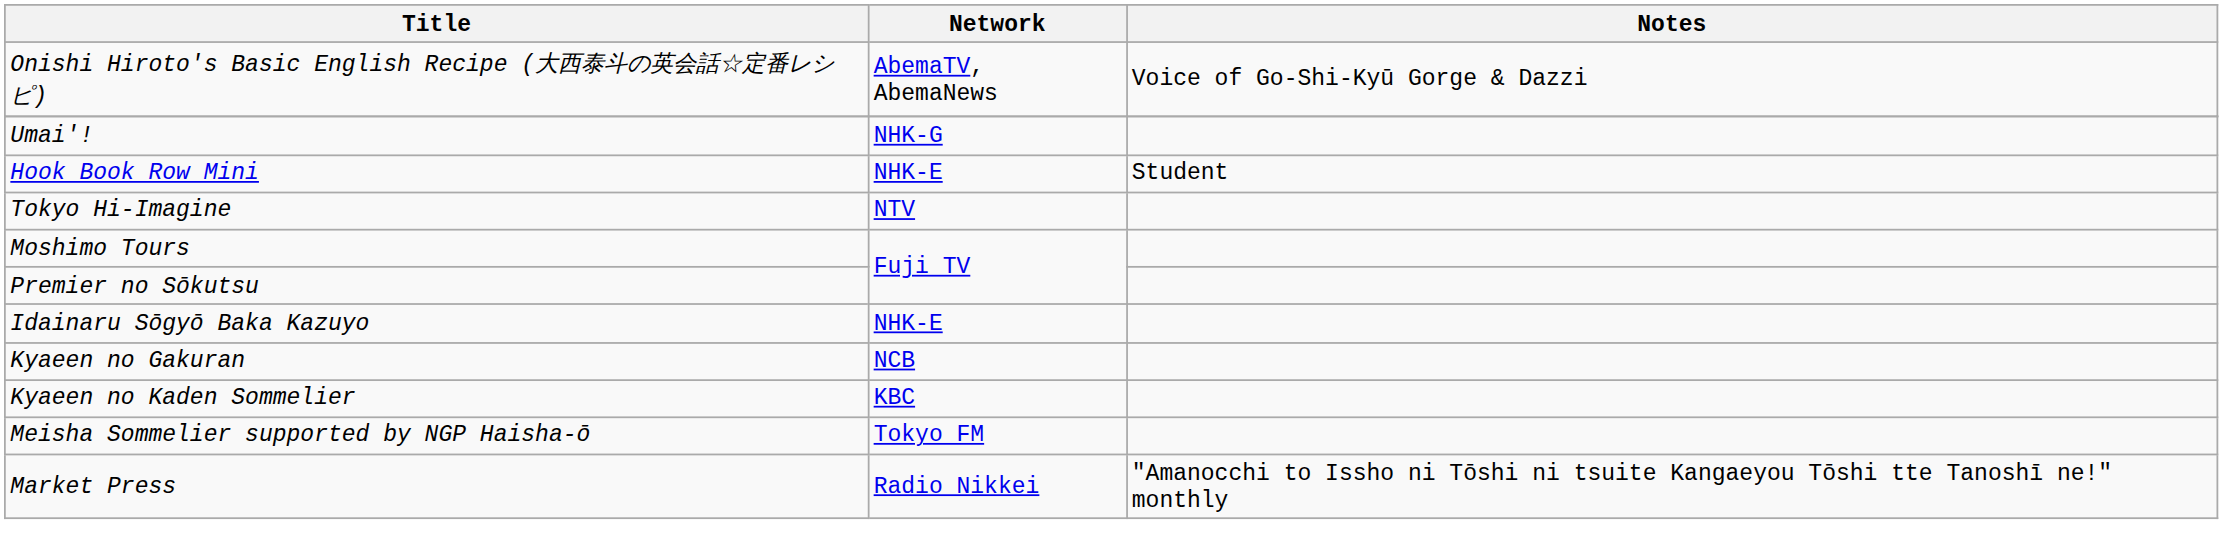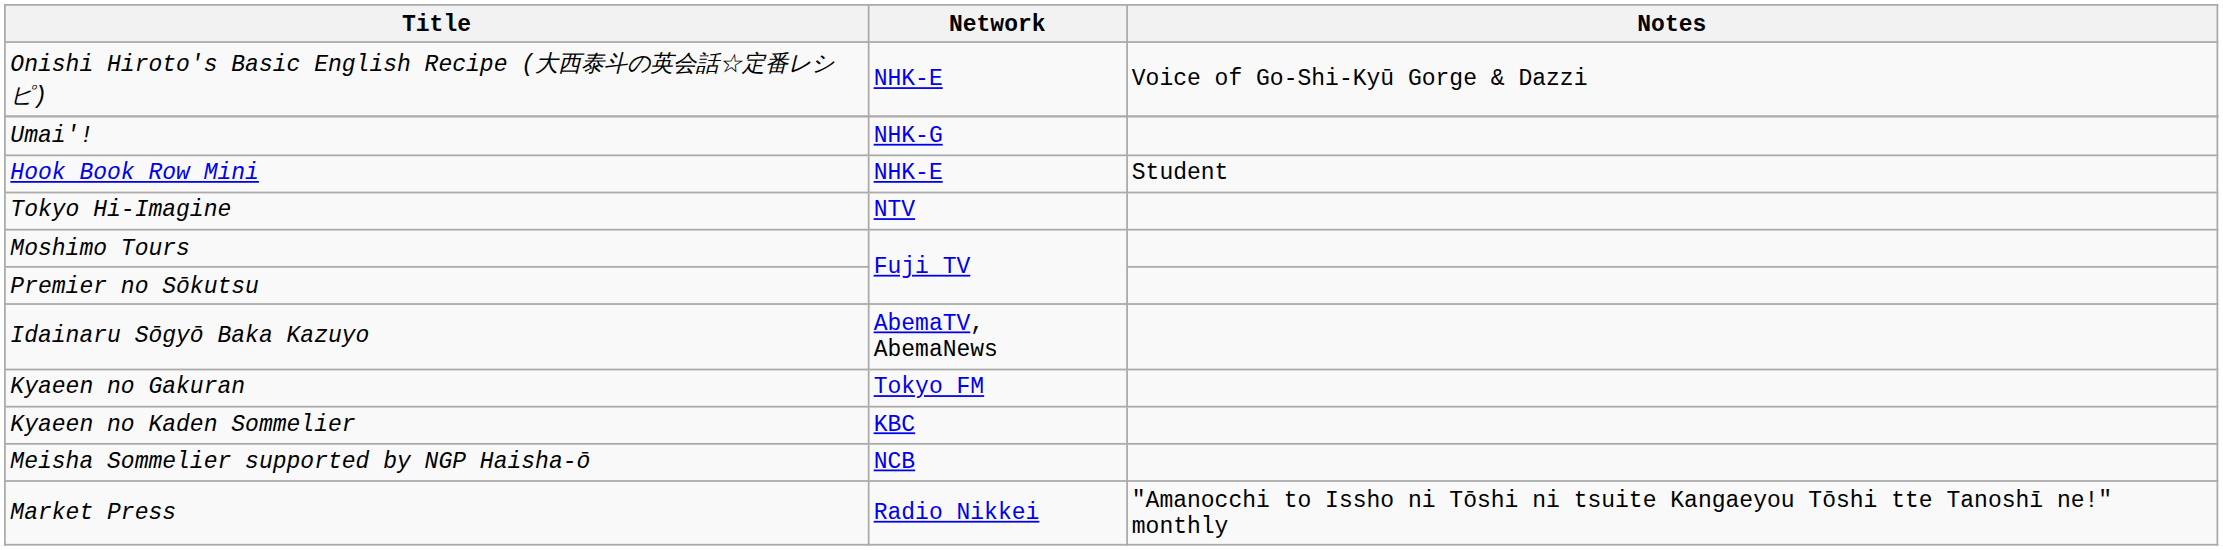(936, 80) AbemaTV, AbemaNews -> (908, 80) NHK-E
(908, 323) NHK-E -> (936, 337) AbemaTV, AbemaNews
(894, 361) NCB -> (929, 387) Tokyo FM
(929, 436) Tokyo FM -> (894, 462) NCB
